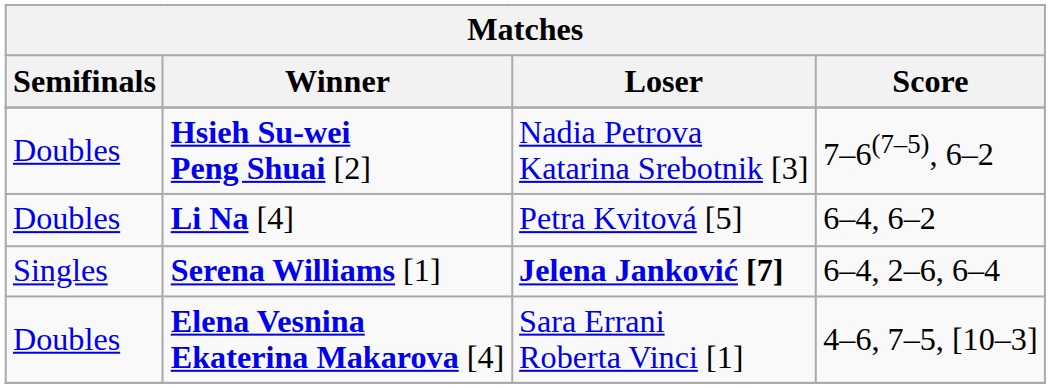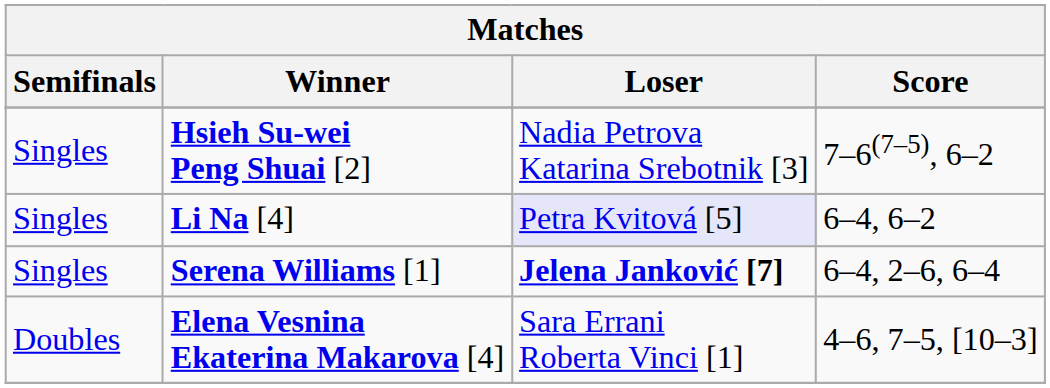(67, 150) Doubles -> (60, 150) Singles
(67, 219) Doubles -> (60, 219) Singles
(631, 219) no background -> (631, 219) lavender background
